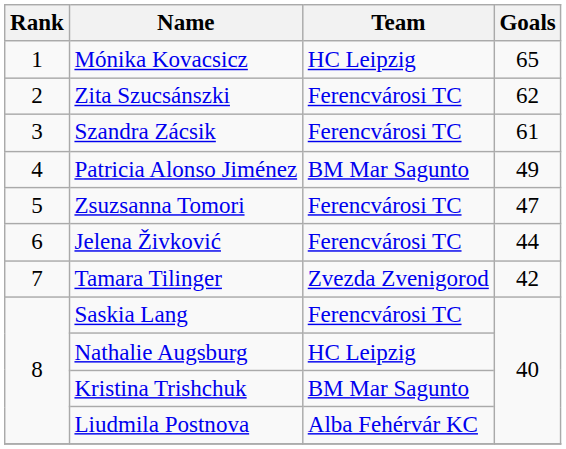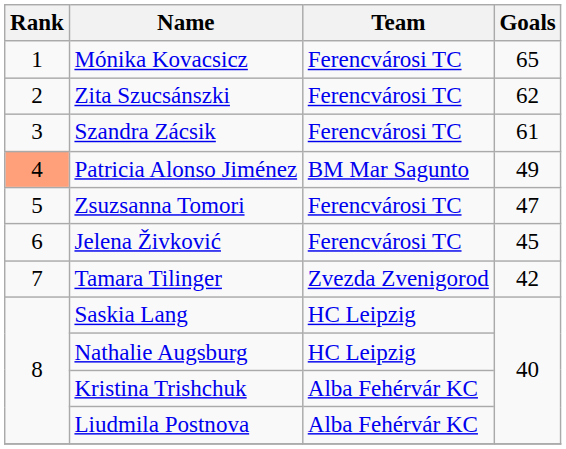(362, 59) HC Leipzig -> (385, 59) Ferencvárosi TC
(37, 168) no background -> (37, 168) lightsalmon background
(528, 242) 44 -> (528, 242) 45
(385, 315) Ferencvárosi TC -> (362, 315) HC Leipzig
(388, 388) BM Mar Sagunto -> (393, 388) Alba Fehérvár KC
